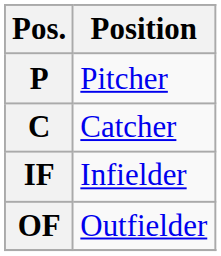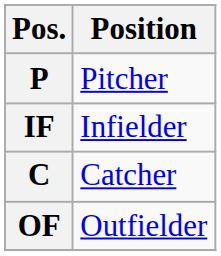rows swapped: (39, 126) <-> (39, 175)
